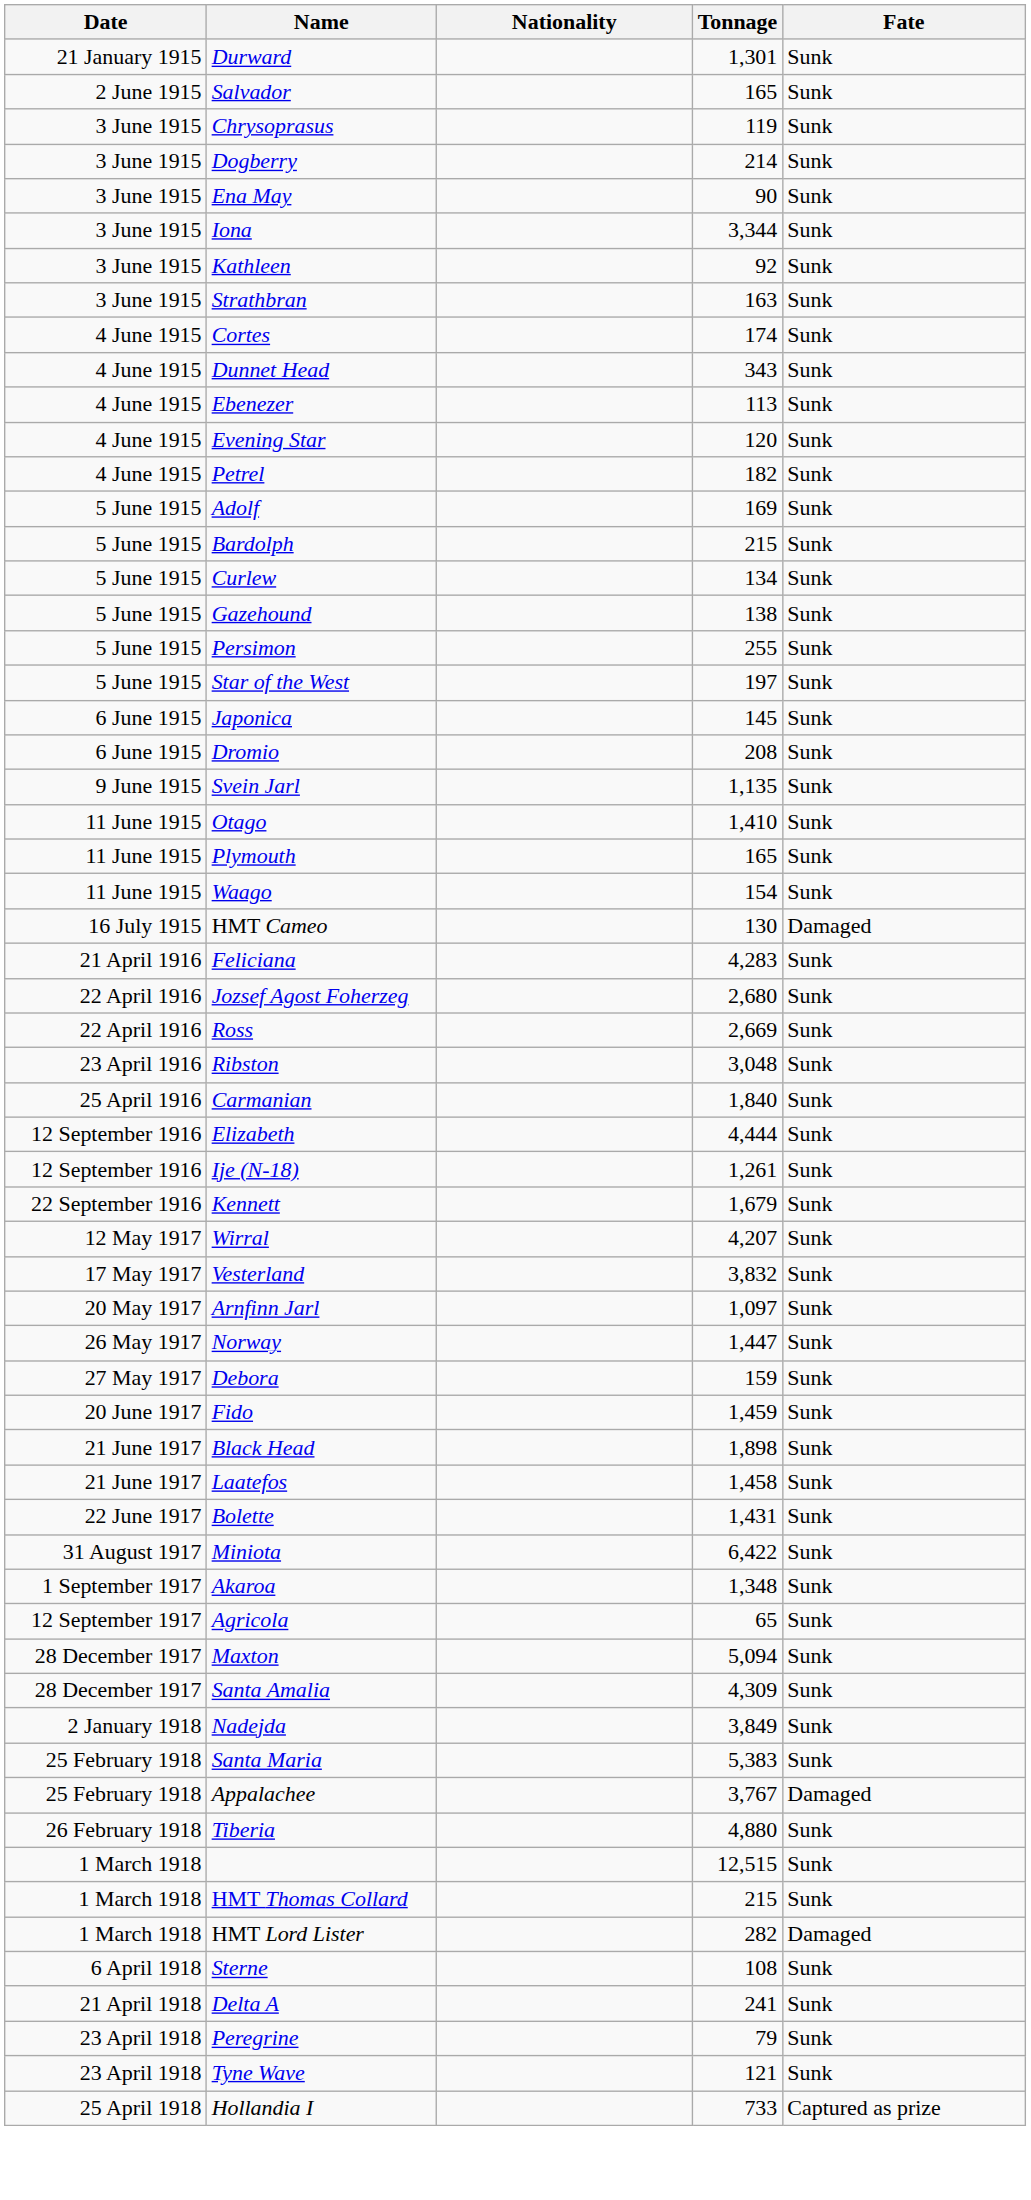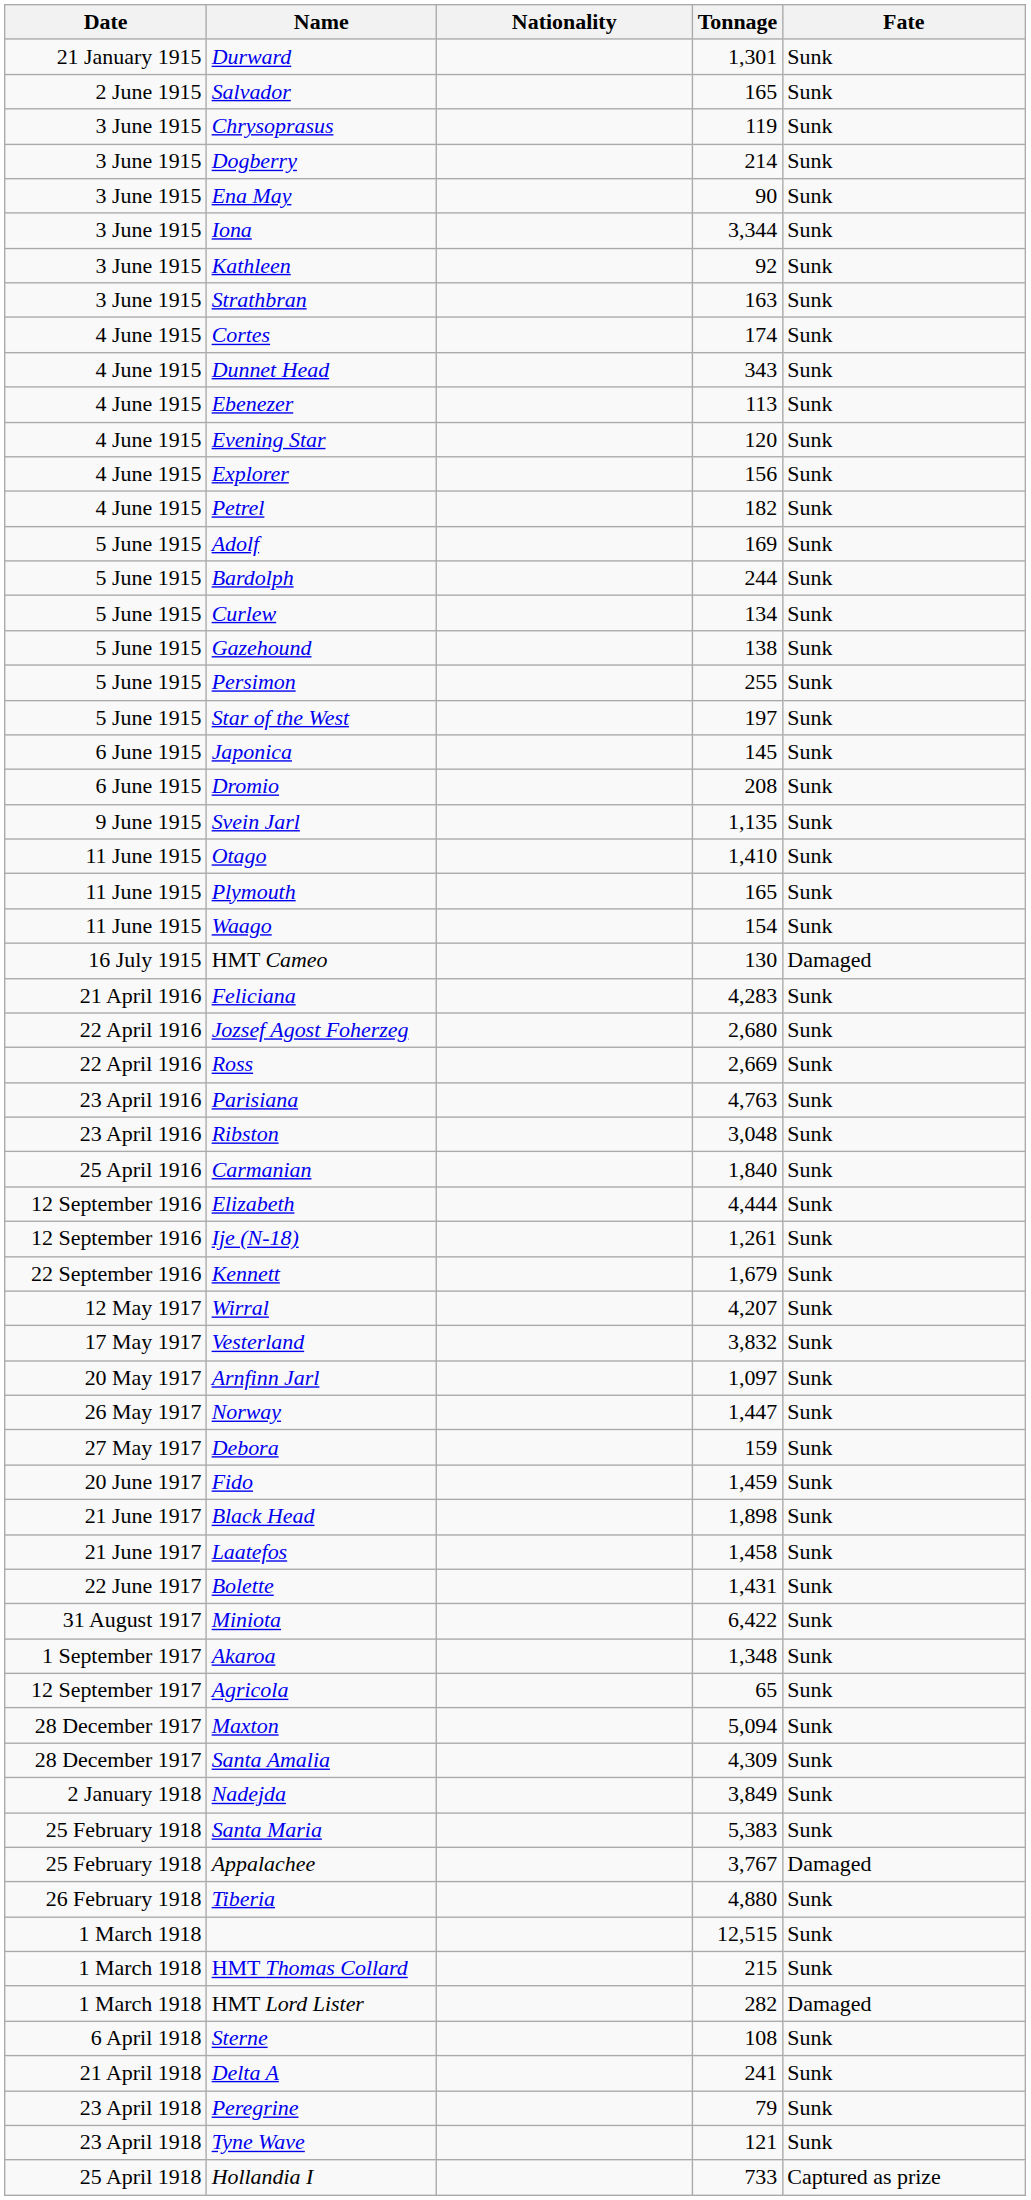+ row: (250, 473)
(761, 543) 215 -> (761, 578) 244
+ row: (255, 1099)
